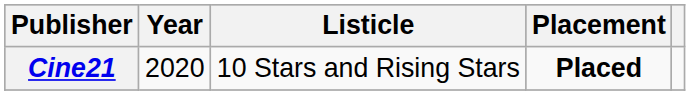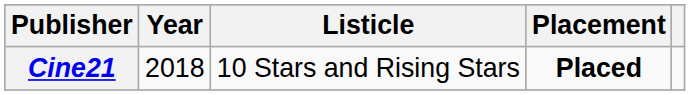(175, 68) 2020 -> (175, 68) 2018
